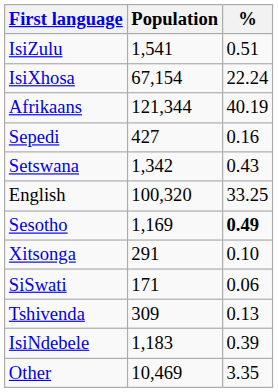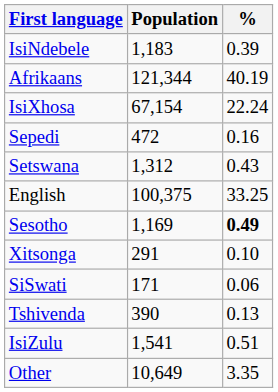rows swapped: (36, 48) <-> (49, 343)
rows swapped: (42, 78) <-> (45, 107)
(145, 136) 427 -> (145, 136) 472
(152, 166) 1,342 -> (152, 166) 1,312
(162, 195) 100,320 -> (162, 195) 100,375
(145, 313) 309 -> (145, 313) 390
(157, 372) 10,469 -> (157, 372) 10,649
